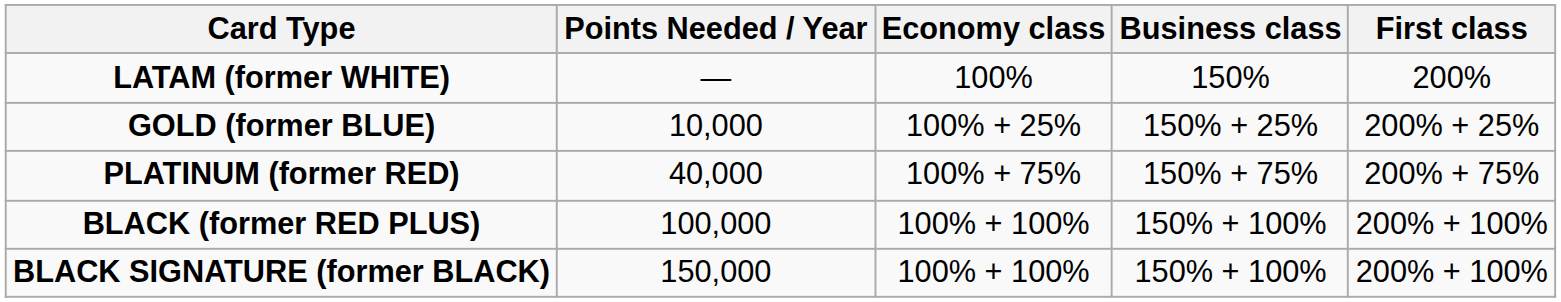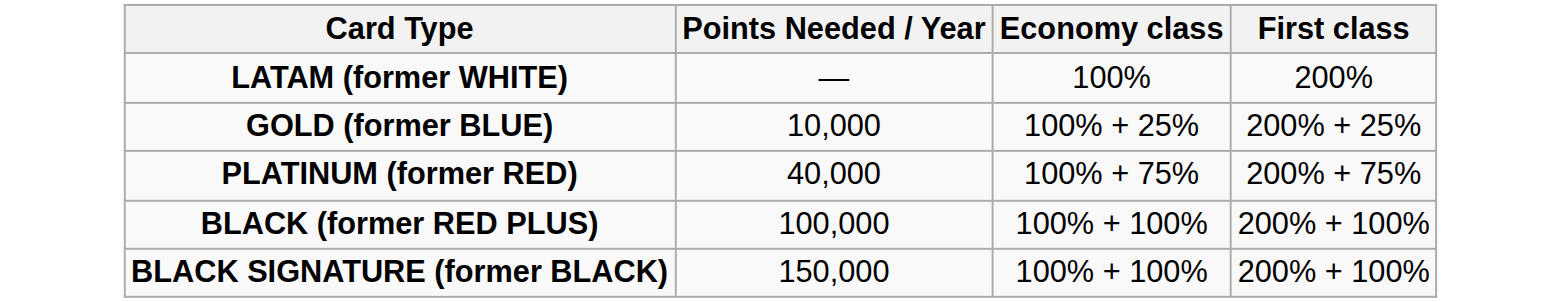- column: (1231, 28)
